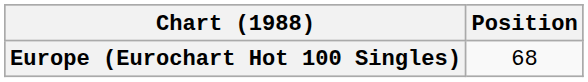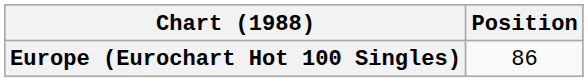(525, 59) 68 -> (525, 59) 86
